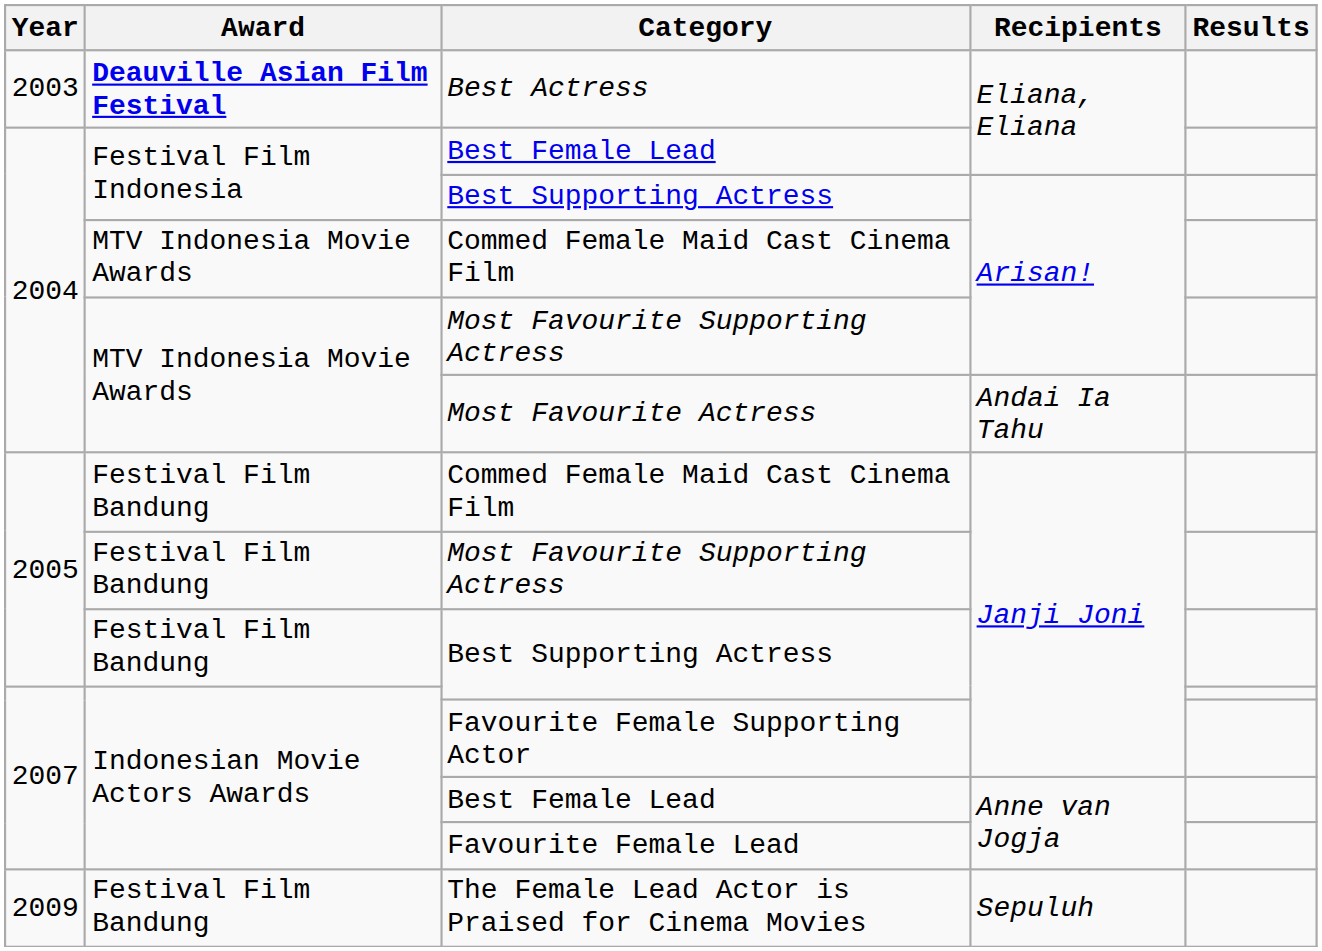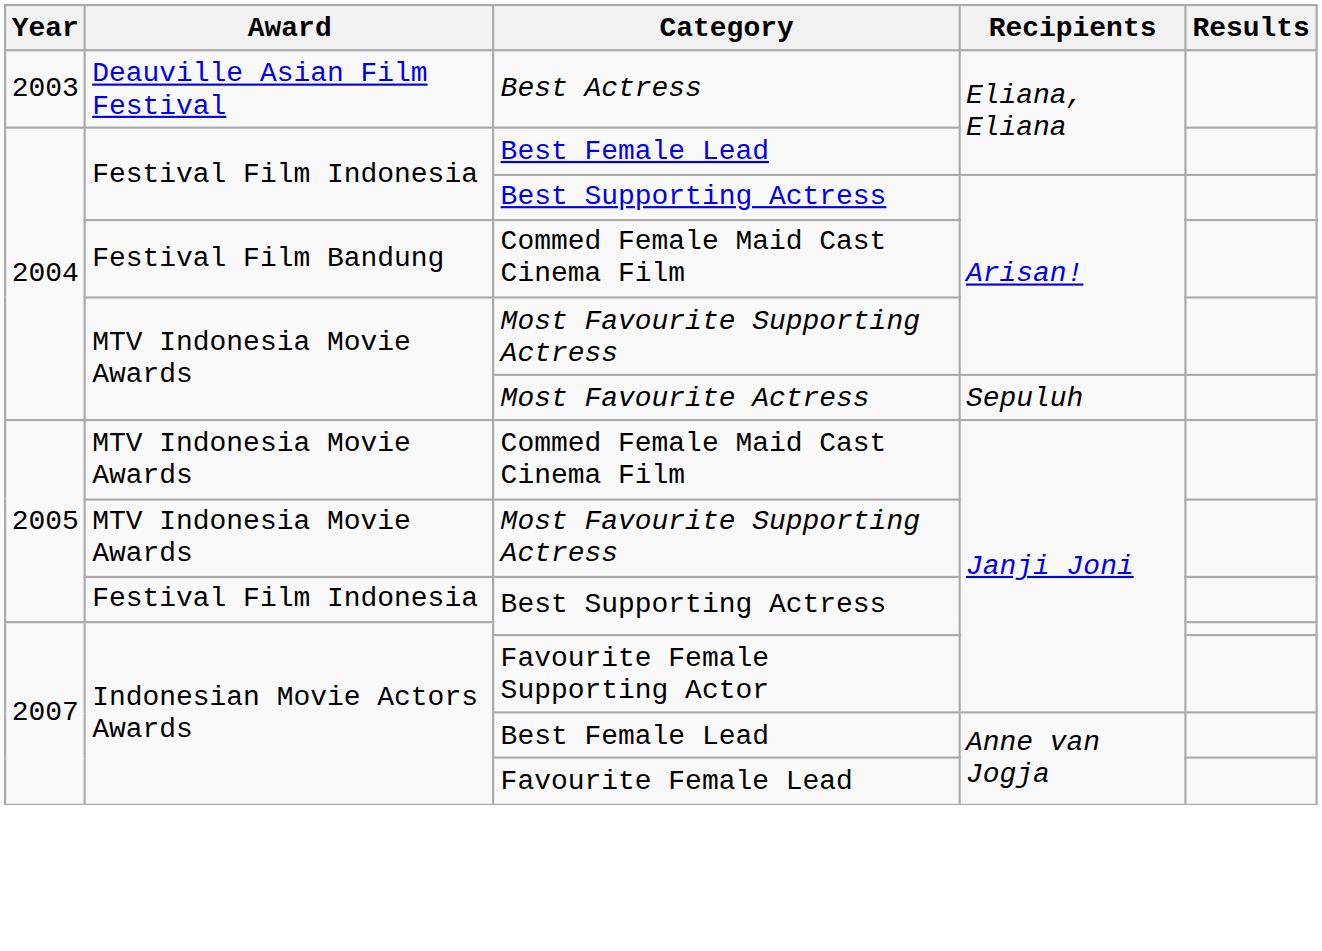(260, 90) bold -> (260, 90) normal
(252, 258) MTV Indonesia Movie Awards -> (268, 258) Festival Film Bandung
(1044, 414) Andai Ia Tahu -> (1025, 398) Sepuluh
(201, 492) Festival Film Bandung -> (252, 460) MTV Indonesia Movie Awards
(201, 570) Festival Film Bandung -> (252, 537) MTV Indonesia Movie Awards
(201, 647) Festival Film Bandung -> (285, 599) Festival Film Indonesia
- row: (45, 907)
